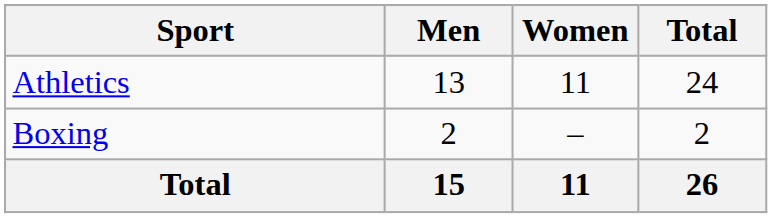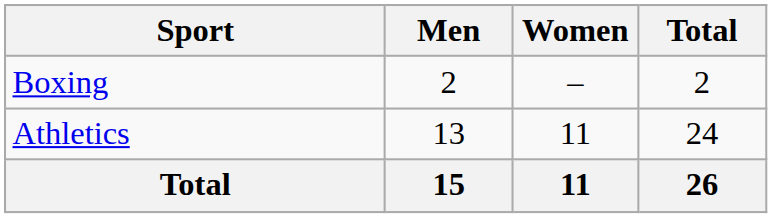rows swapped: (71, 81) <-> (60, 133)
